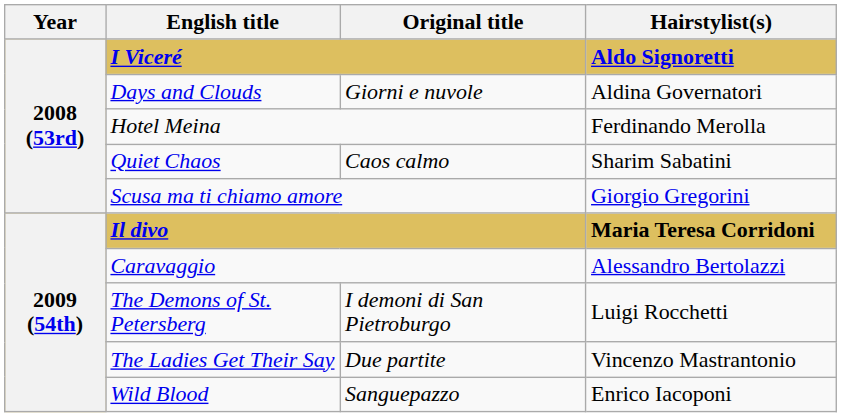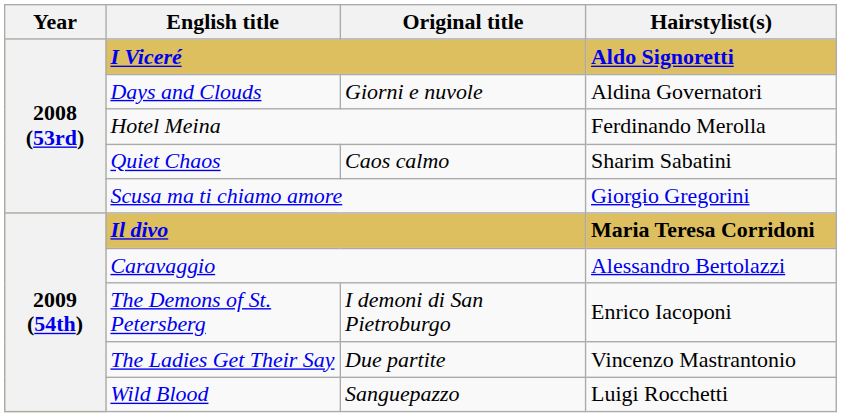(660, 312) Luigi Rocchetti -> (661, 312) Enrico Iacoponi
(661, 394) Enrico Iacoponi -> (660, 394) Luigi Rocchetti
